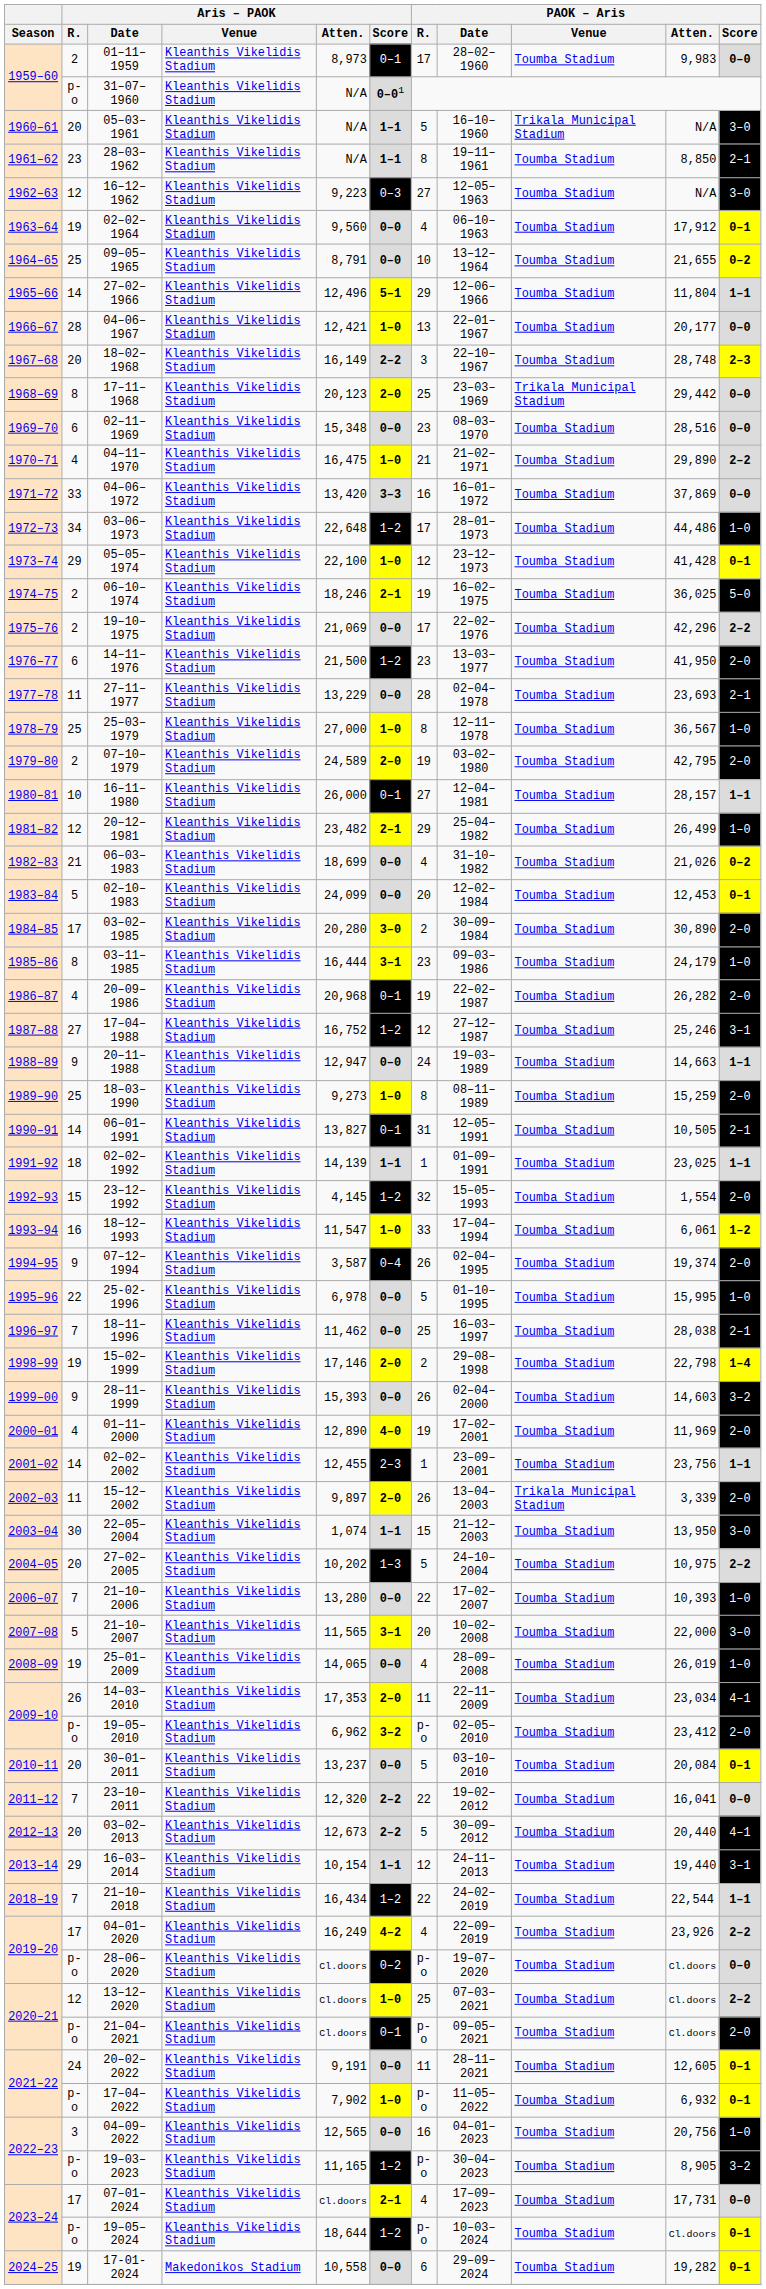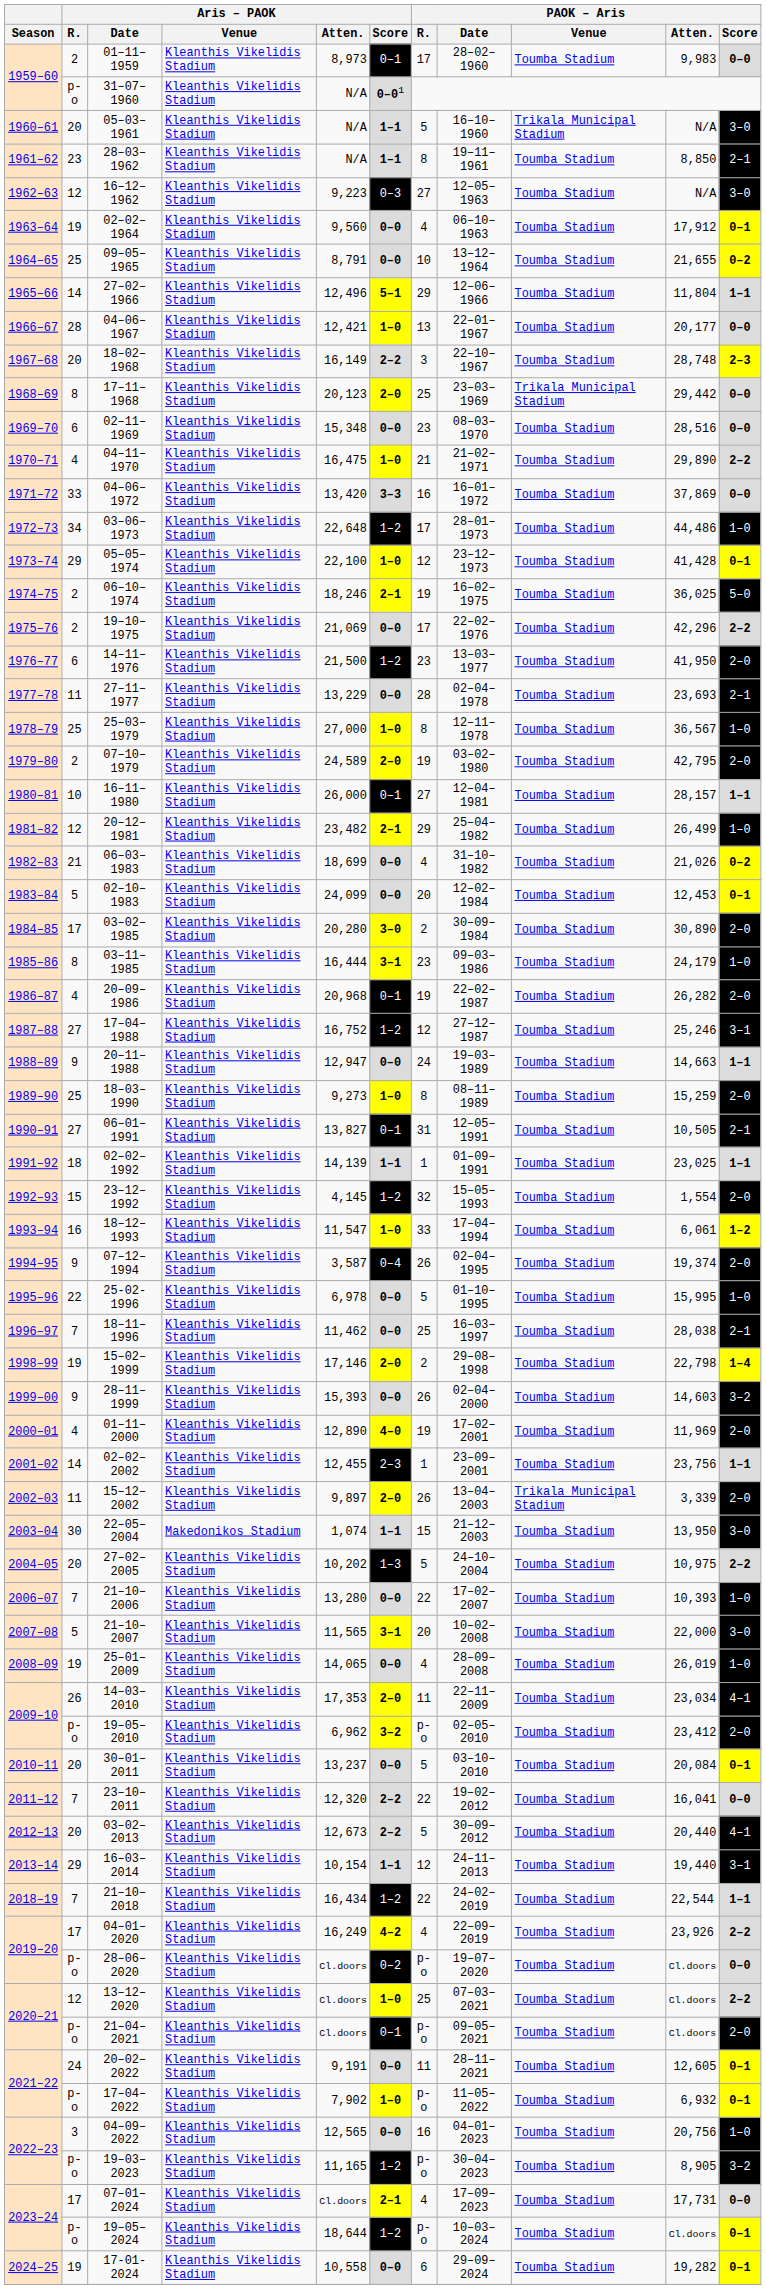(74, 1131) 14 -> (74, 1131) 27
(233, 1532) Kleanthis Vikelidis Stadium -> (233, 1532) Makedonikos Stadium
(233, 2268) Makedonikos Stadium -> (233, 2268) Kleanthis Vikelidis Stadium
